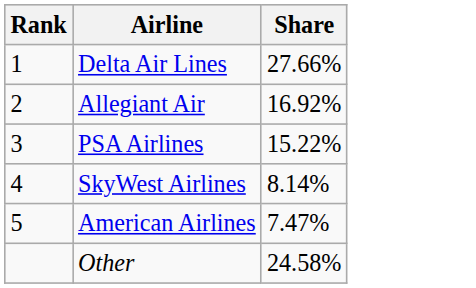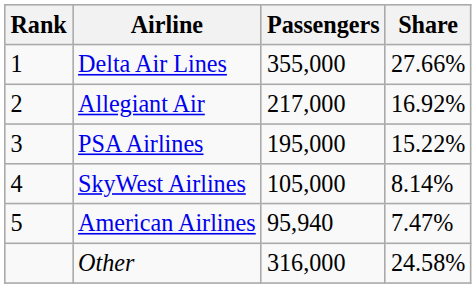+ column: (323, 24)
